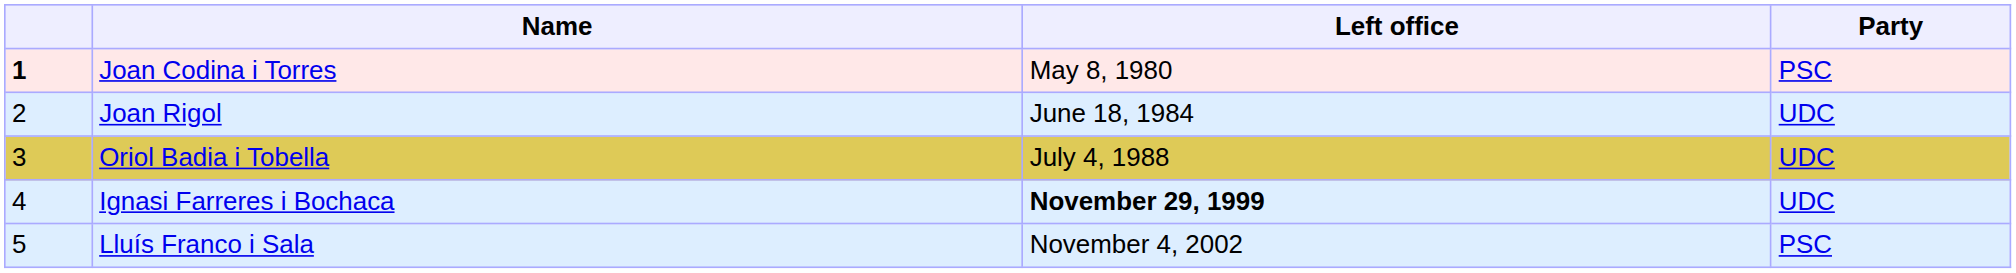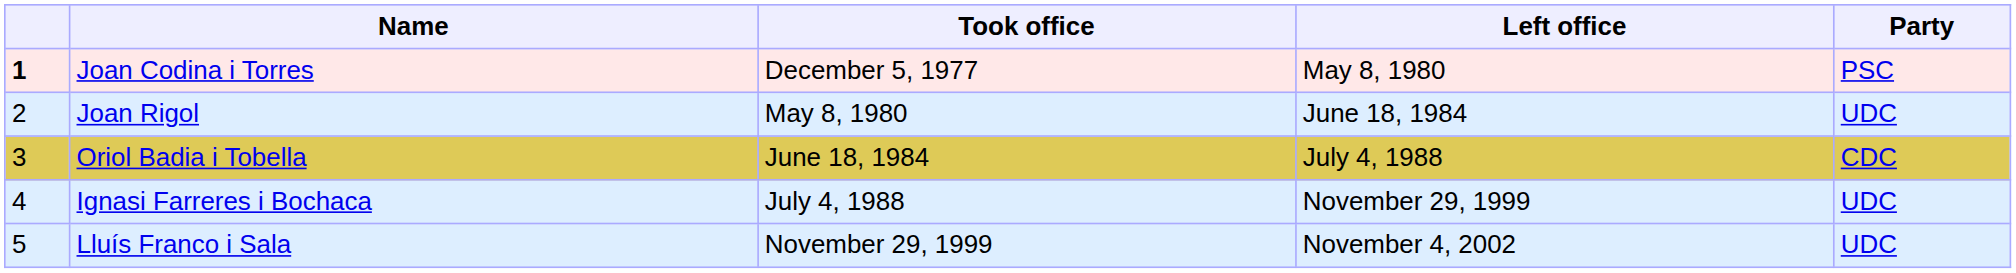+ column: (1026, 26)
(1807, 157) UDC -> (1869, 157) CDC
(1147, 201) bold -> (1417, 201) normal
(1805, 245) PSC -> (1869, 245) UDC
